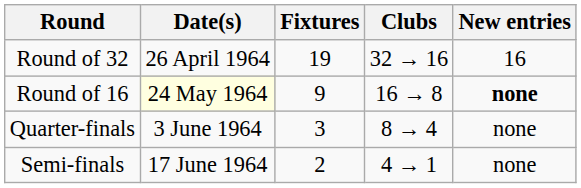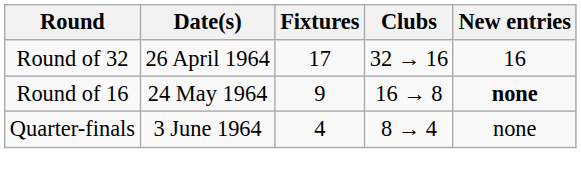(320, 57) 19 -> (320, 57) 17
(208, 93) lightyellow background -> (208, 93) no background
(320, 128) 3 -> (320, 128) 4
- row: (72, 164)
